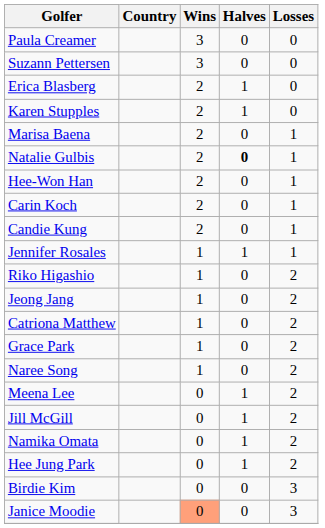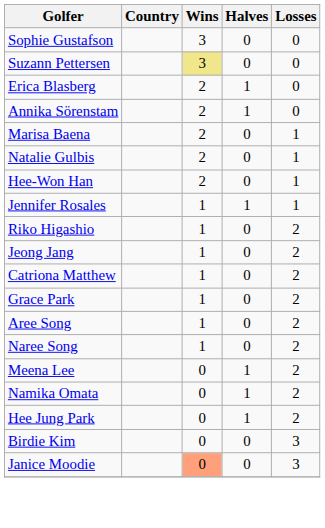- row: (52, 39)
+ row: (61, 39)
(200, 63) no background -> (202, 63) khaki background
+ row: (63, 110)
- row: (54, 110)
(244, 157) bold -> (247, 157) normal
- row: (42, 205)
- row: (47, 228)
+ row: (40, 323)
- row: (40, 417)
